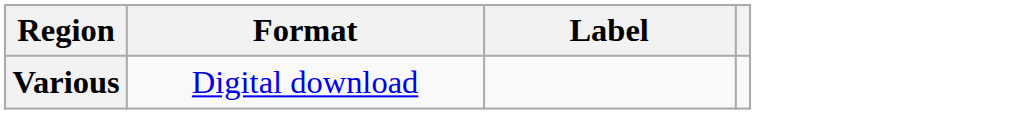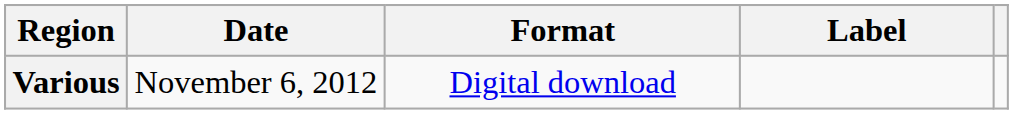+ column: (256, 30)
